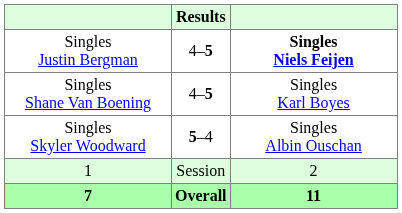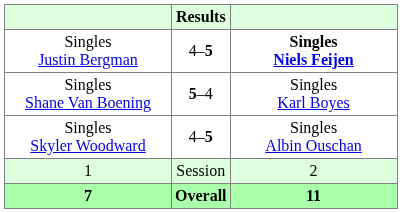(201, 94) 4–5 -> (201, 94) 5–4
(201, 136) 5–4 -> (201, 136) 4–5
